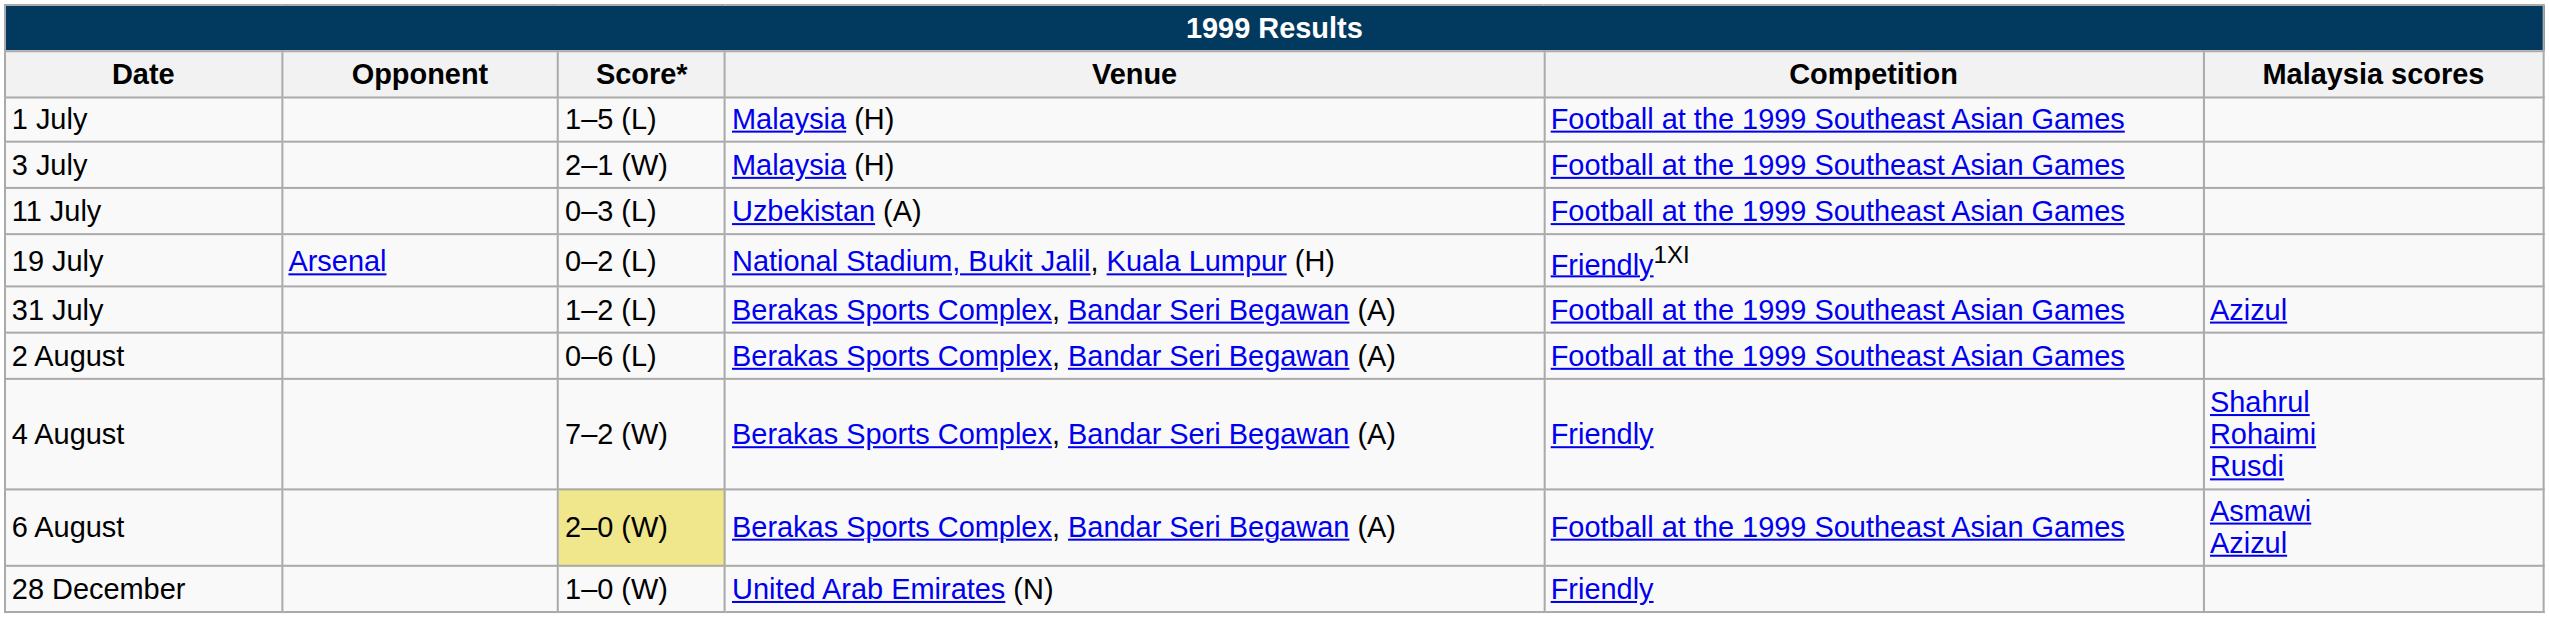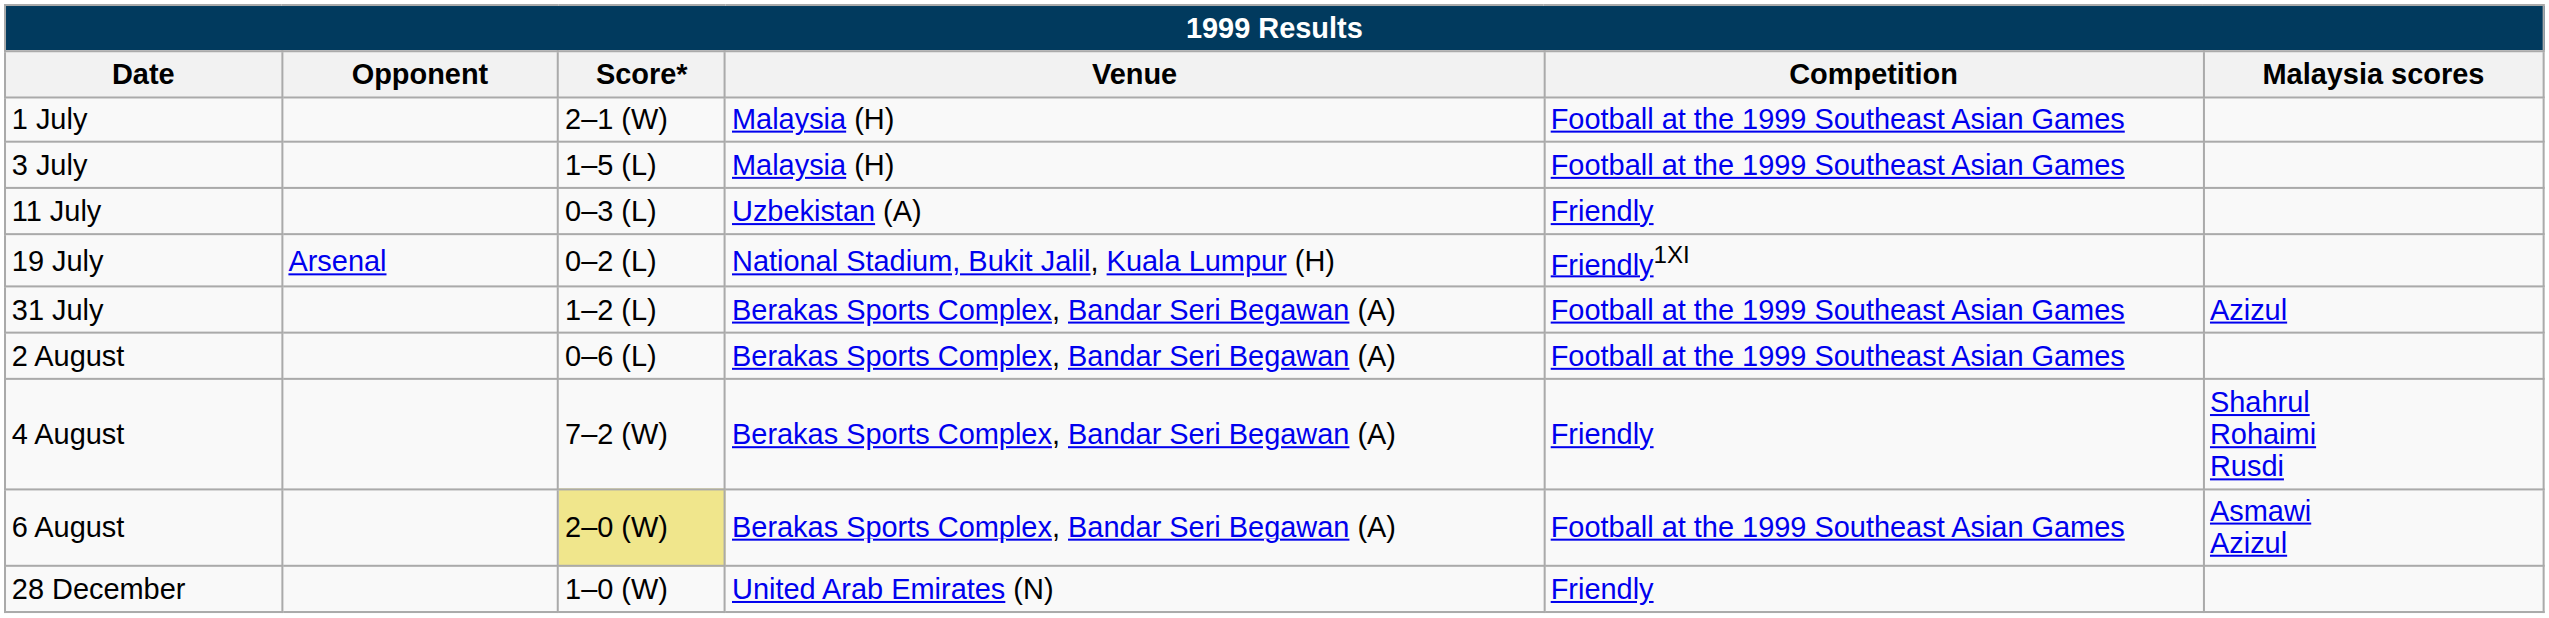(611, 120) 1–5 (L) -> (616, 120) 2–1 (W)
(616, 165) 2–1 (W) -> (611, 165) 1–5 (L)
(1838, 211) Football at the 1999 Southeast Asian Games -> (1602, 211) Friendly
